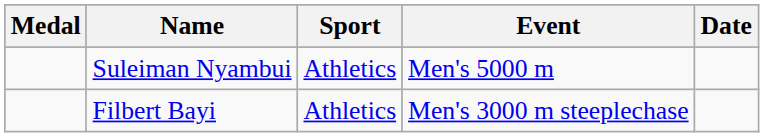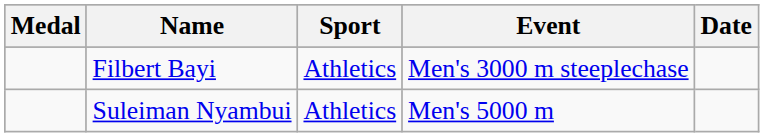rows swapped: (192, 68) <-> (154, 110)
